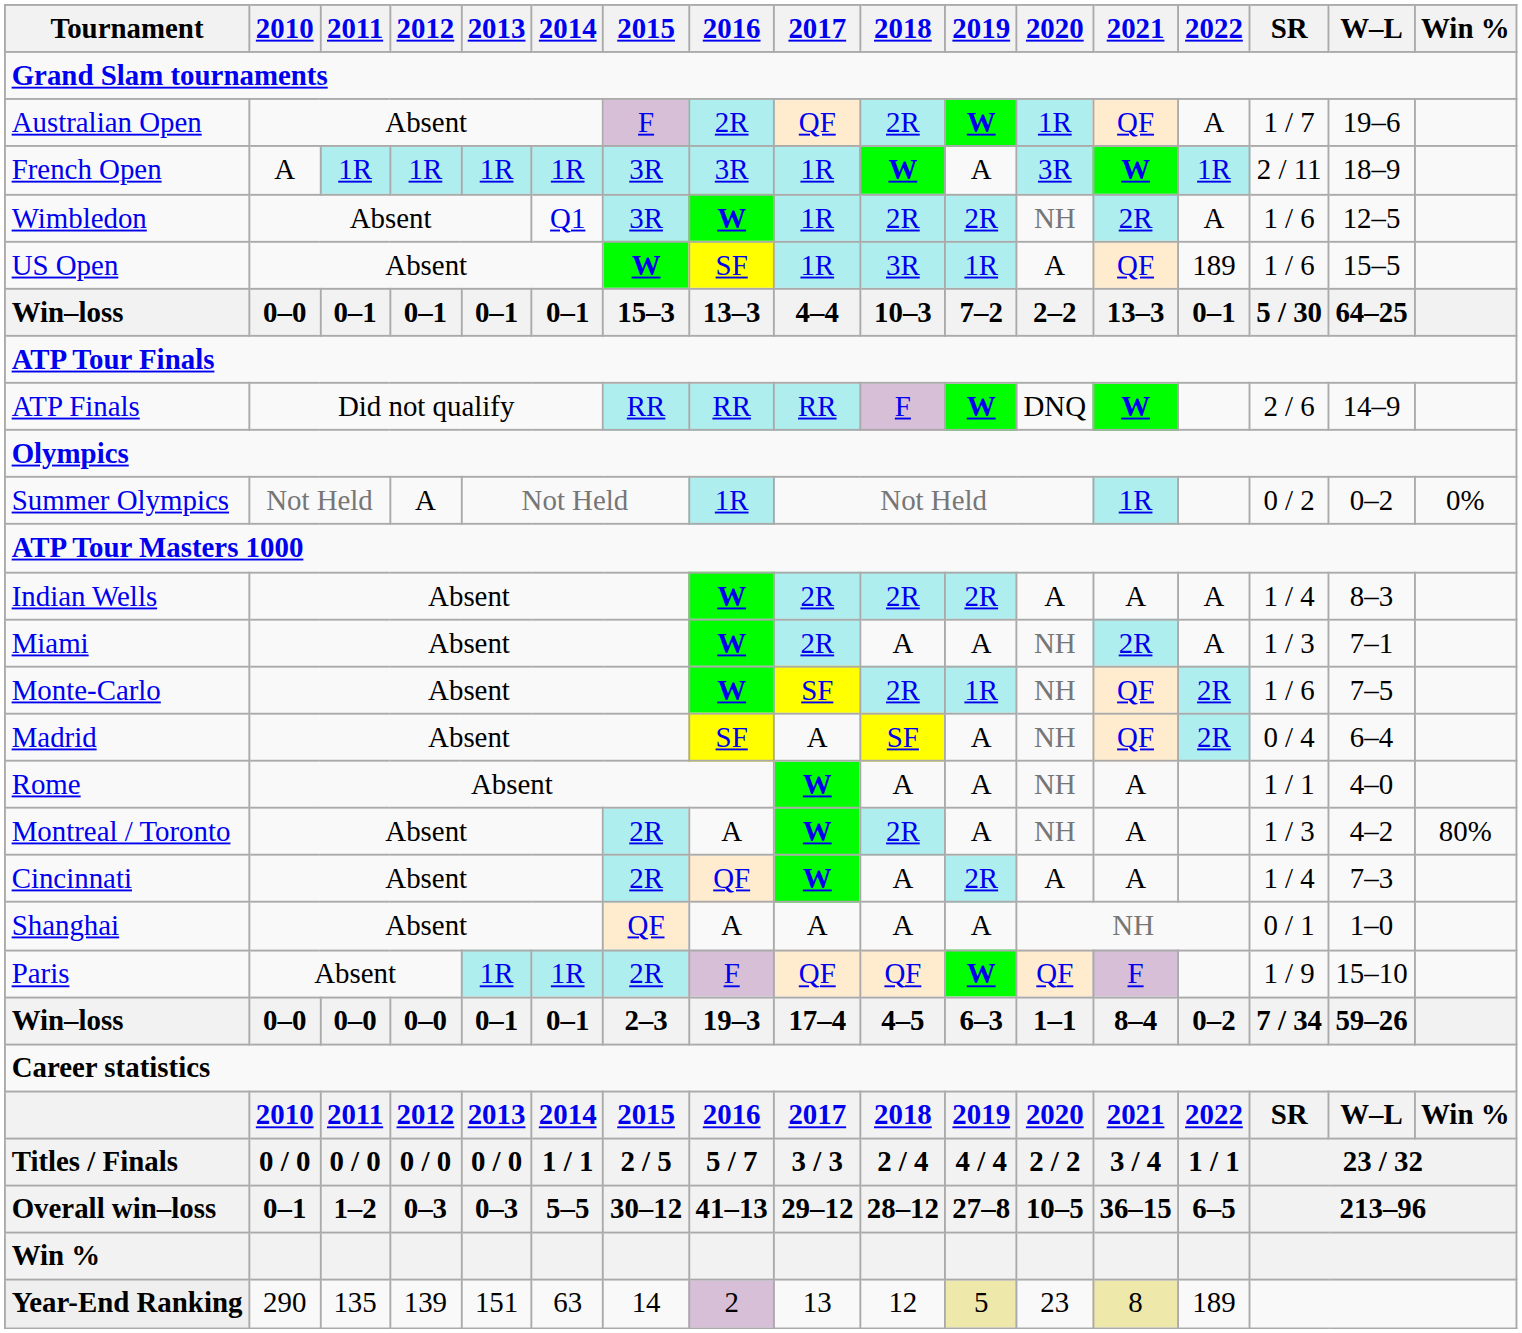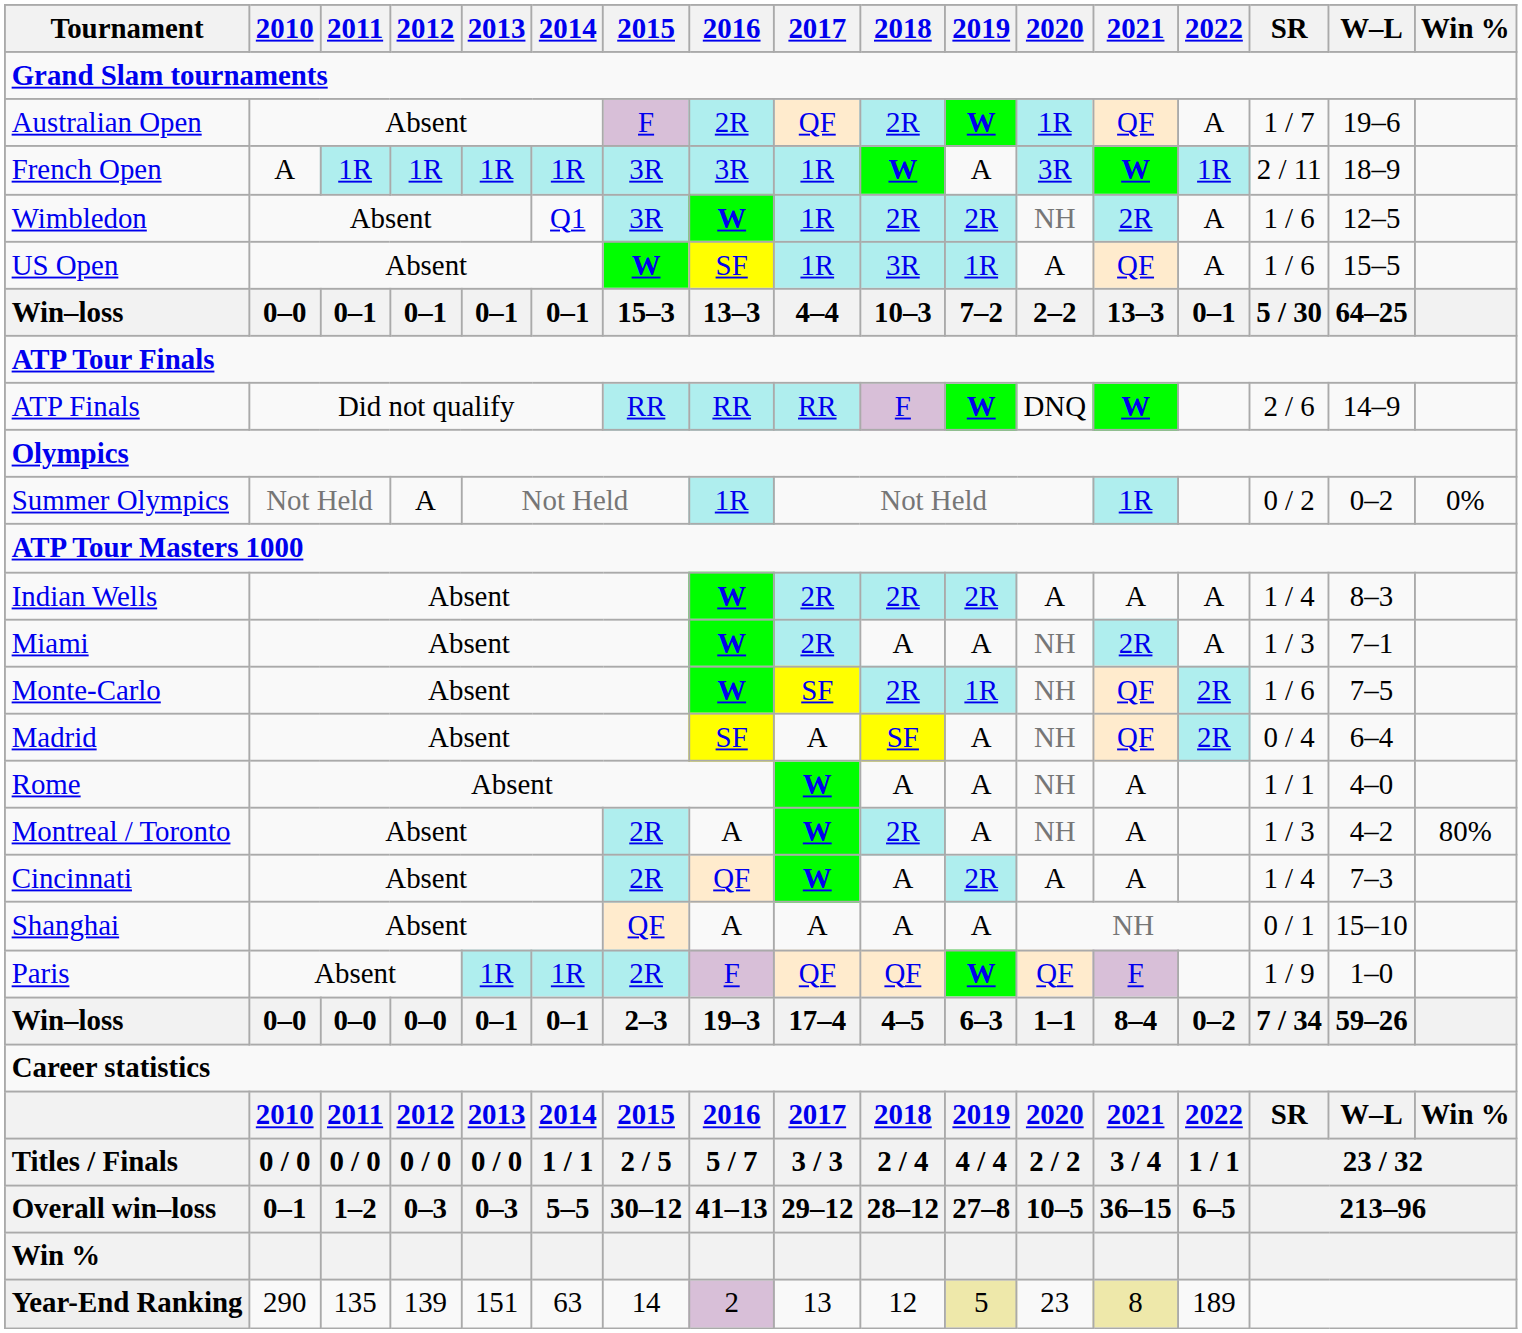(1214, 264) 189 -> (1214, 264) A
(1372, 925) 1–0 -> (1372, 925) 15–10
(1372, 973) 15–10 -> (1372, 973) 1–0
